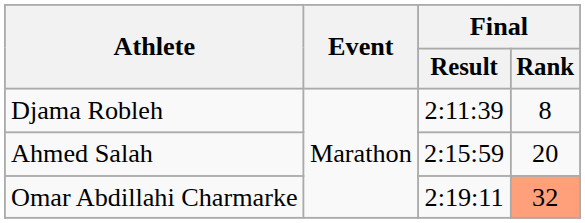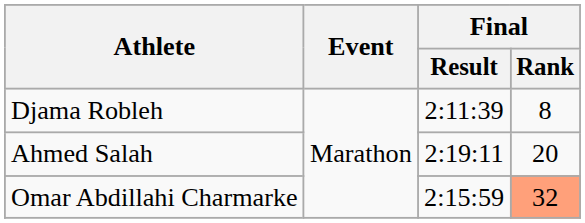(464, 153) 2:15:59 -> (464, 153) 2:19:11
(464, 197) 2:19:11 -> (464, 197) 2:15:59
